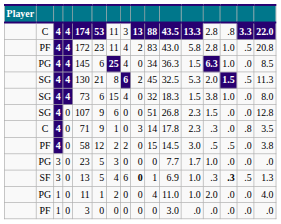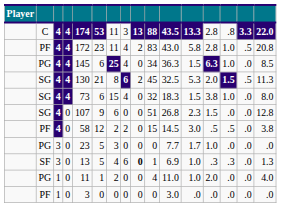- row: (45, 129)
(231, 178) bold -> (231, 162) normal
(248, 178) .5 -> (248, 162) .0
